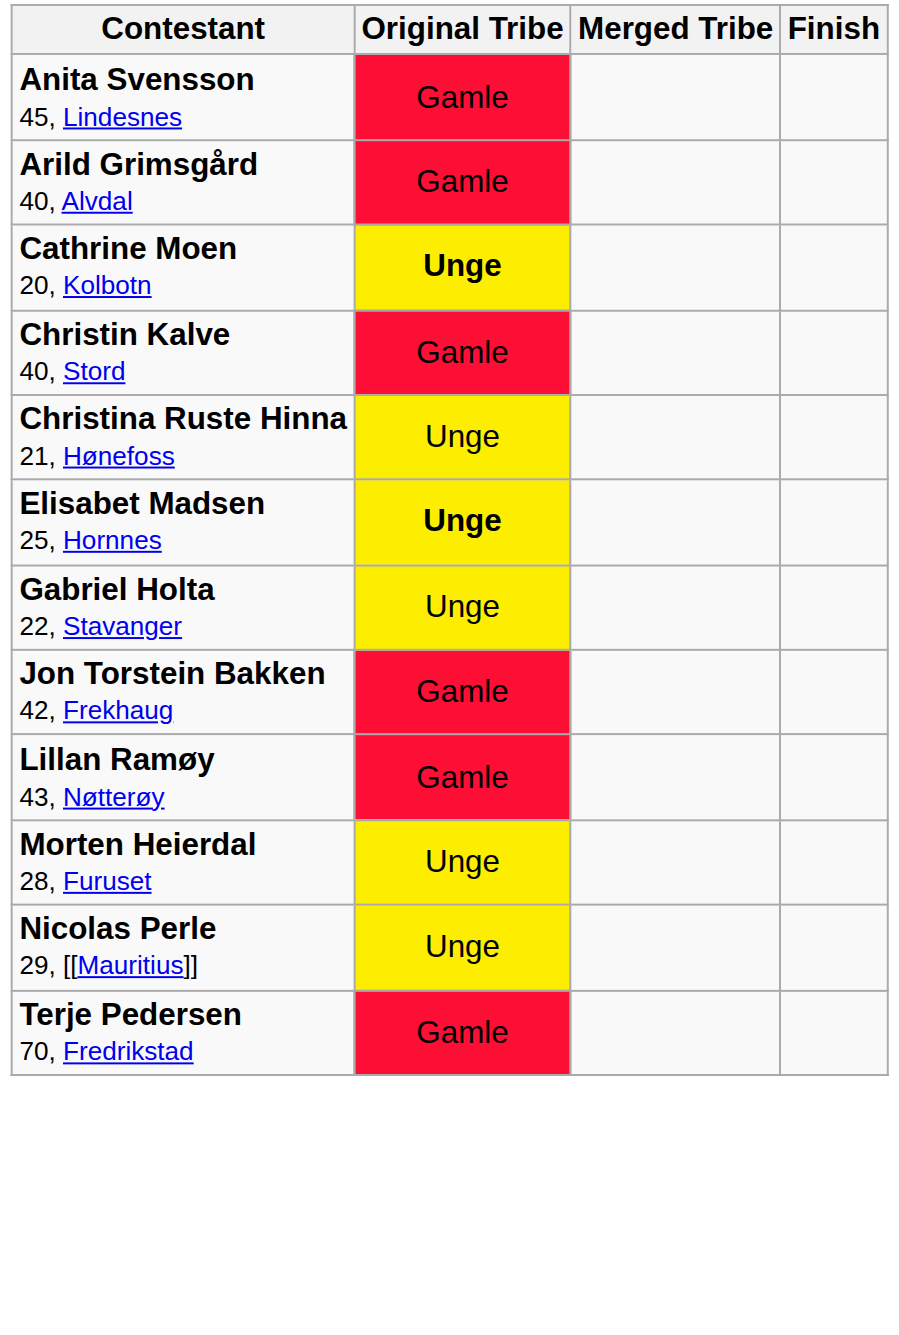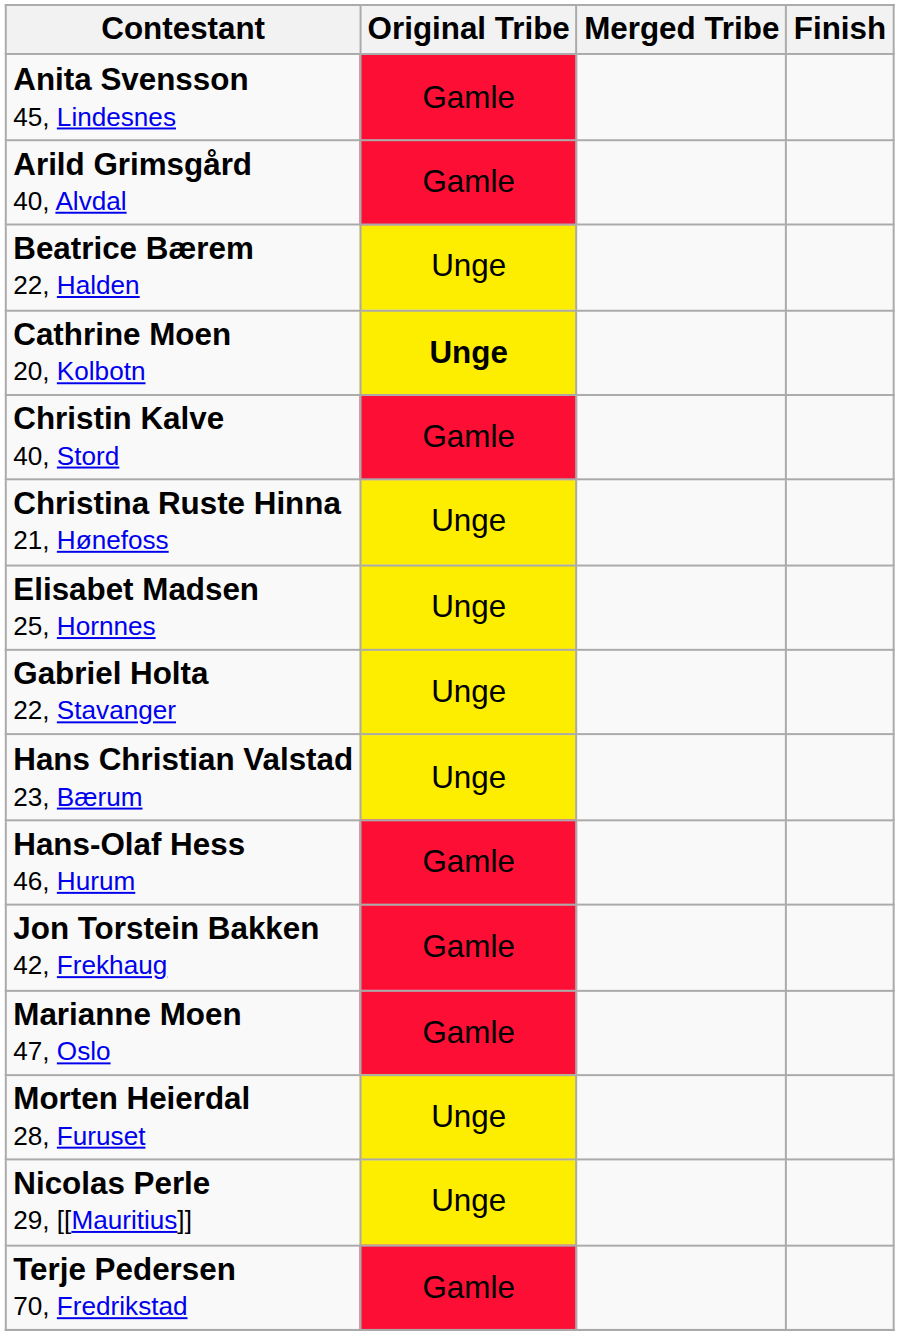+ row: (134, 266)
(463, 521) bold -> (469, 606) normal
+ row: (183, 776)
+ row: (129, 861)
- row: (117, 776)
+ row: (127, 1031)
